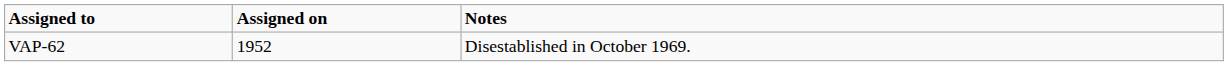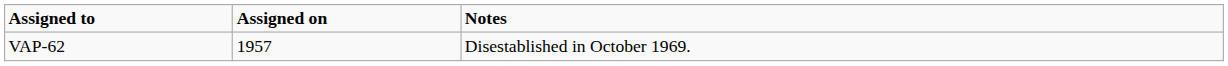(254, 46) 1952 -> (254, 46) 1957
